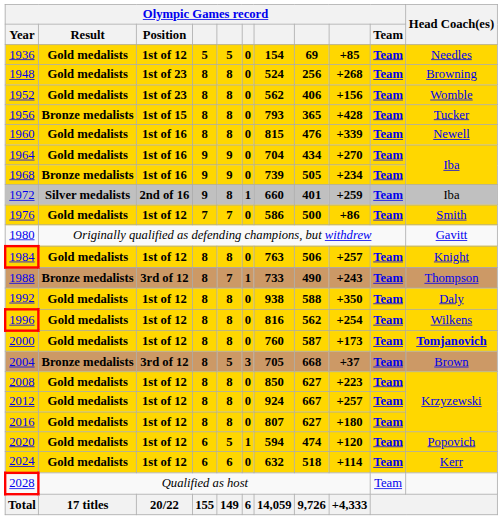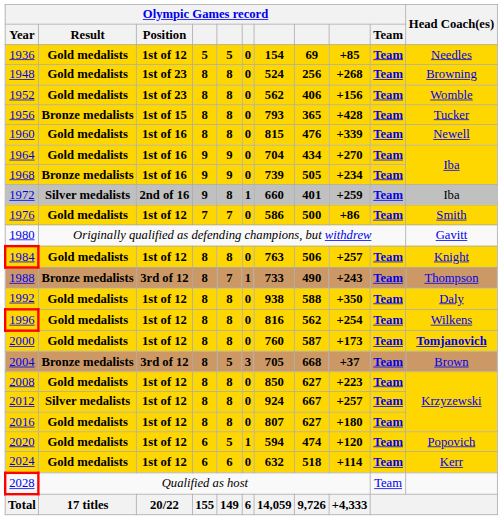(88, 401) Gold medalists -> (88, 401) Silver medalists
